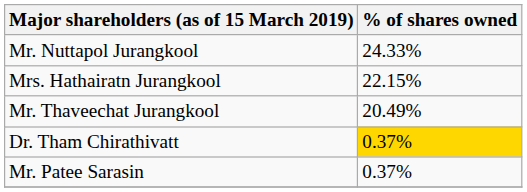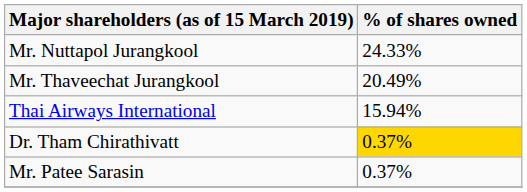- row: (115, 80)
+ row: (112, 111)
